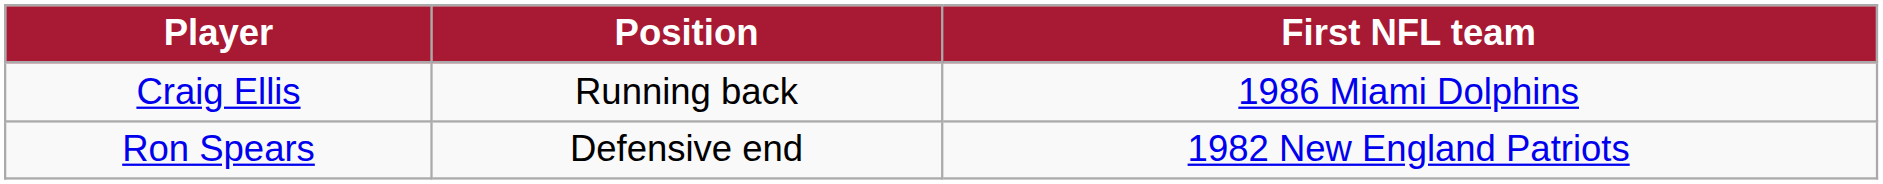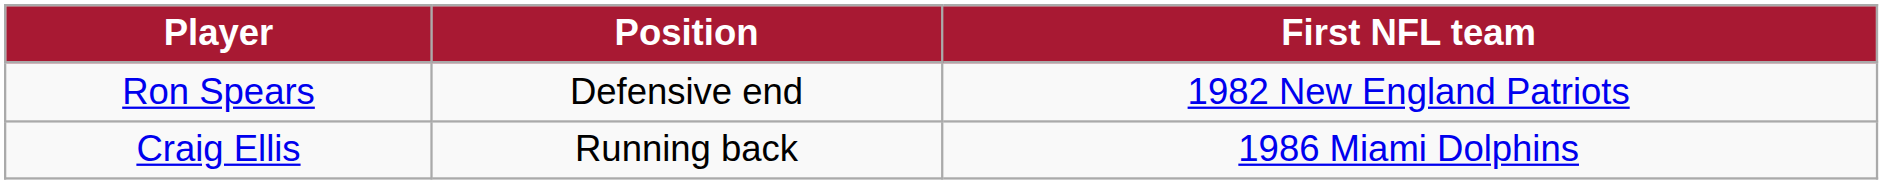rows swapped: (218, 91) <-> (218, 149)
